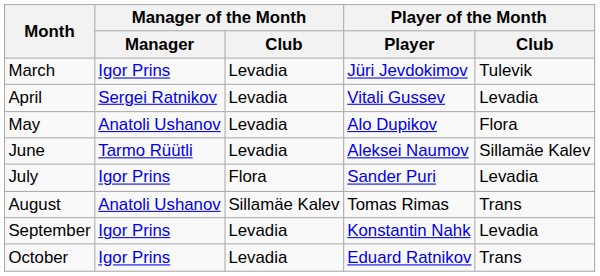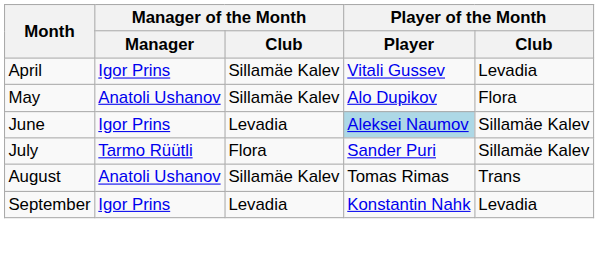- row: (32, 71)
(158, 97) Sergei Ratnikov -> (134, 71) Igor Prins
(258, 97) Levadia -> (284, 71) Sillamäe Kalev
(258, 124) Levadia -> (284, 97) Sillamäe Kalev
(145, 151) Tarmo Rüütli -> (134, 124) Igor Prins
(408, 151) no background -> (408, 124) lightblue background
(134, 177) Igor Prins -> (145, 151) Tarmo Rüütli
(509, 177) Levadia -> (534, 151) Sillamäe Kalev
- row: (38, 257)
